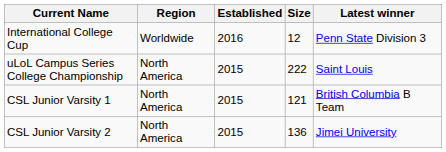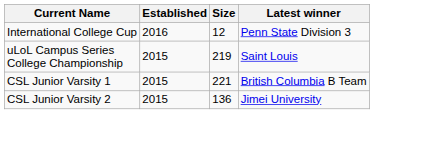- column: (176, 13)
(297, 69) 222 -> (222, 56) 219
(297, 100) 121 -> (222, 81) 221
